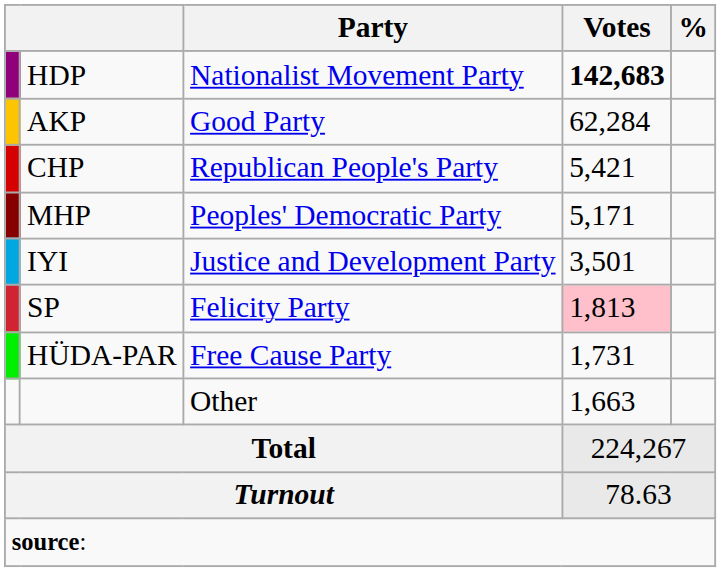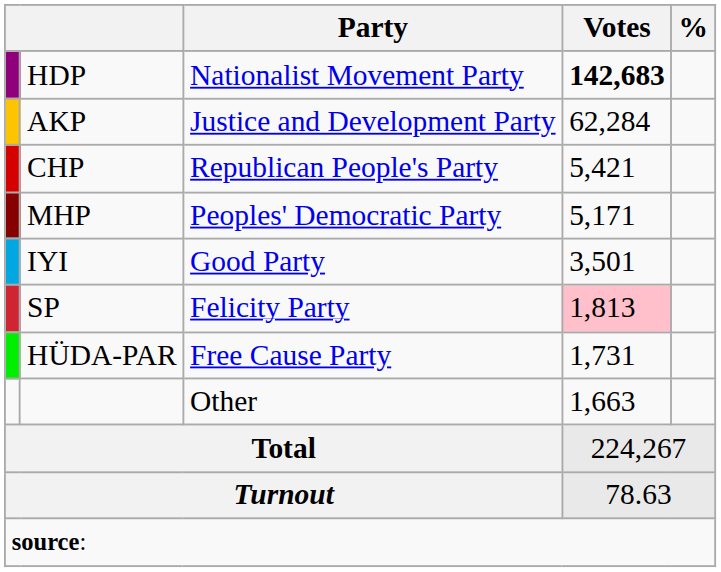(258, 121) Good Party -> (373, 121) Justice and Development Party
(373, 261) Justice and Development Party -> (258, 261) Good Party
